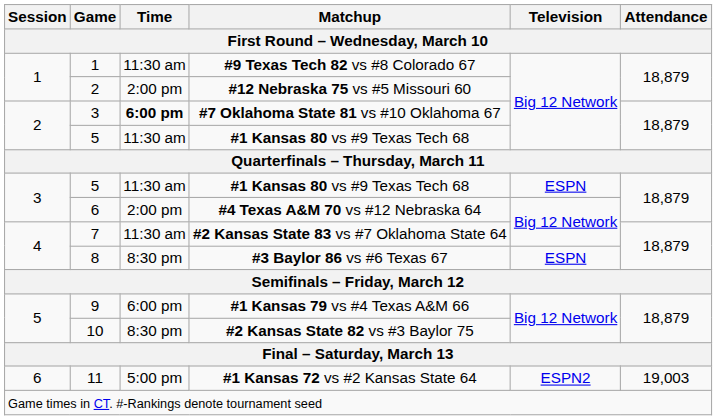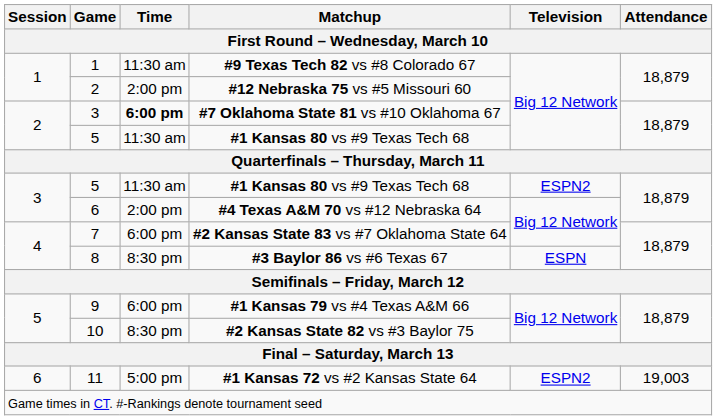(566, 186) ESPN -> (566, 186) ESPN2
(155, 234) 11:30 am -> (155, 234) 6:00 pm
